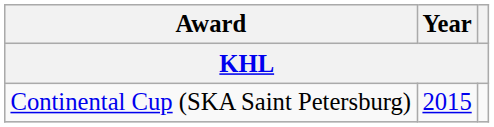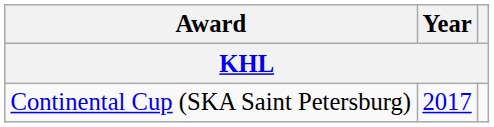(447, 102) 2015 -> (447, 102) 2017
